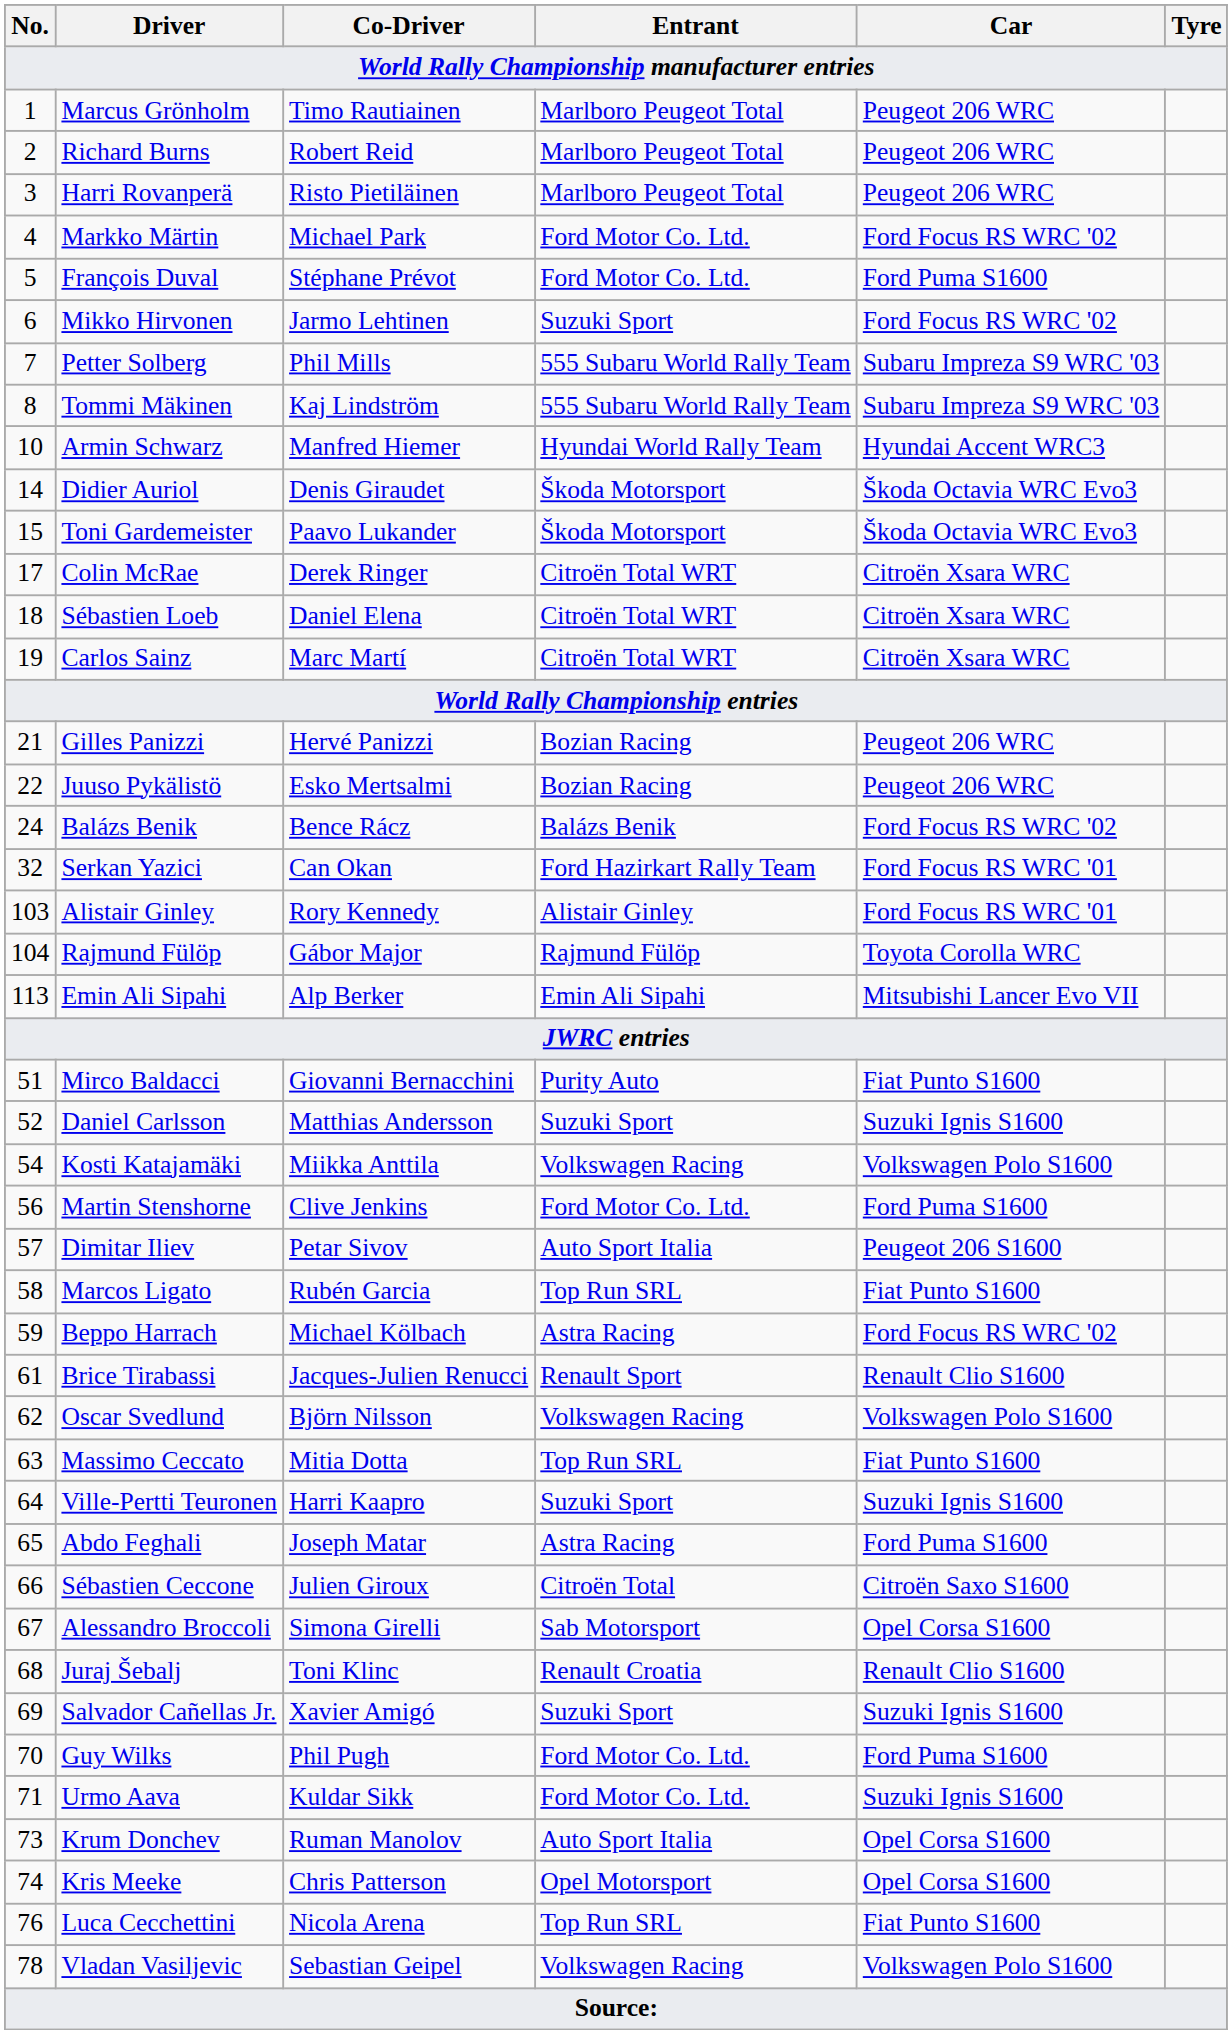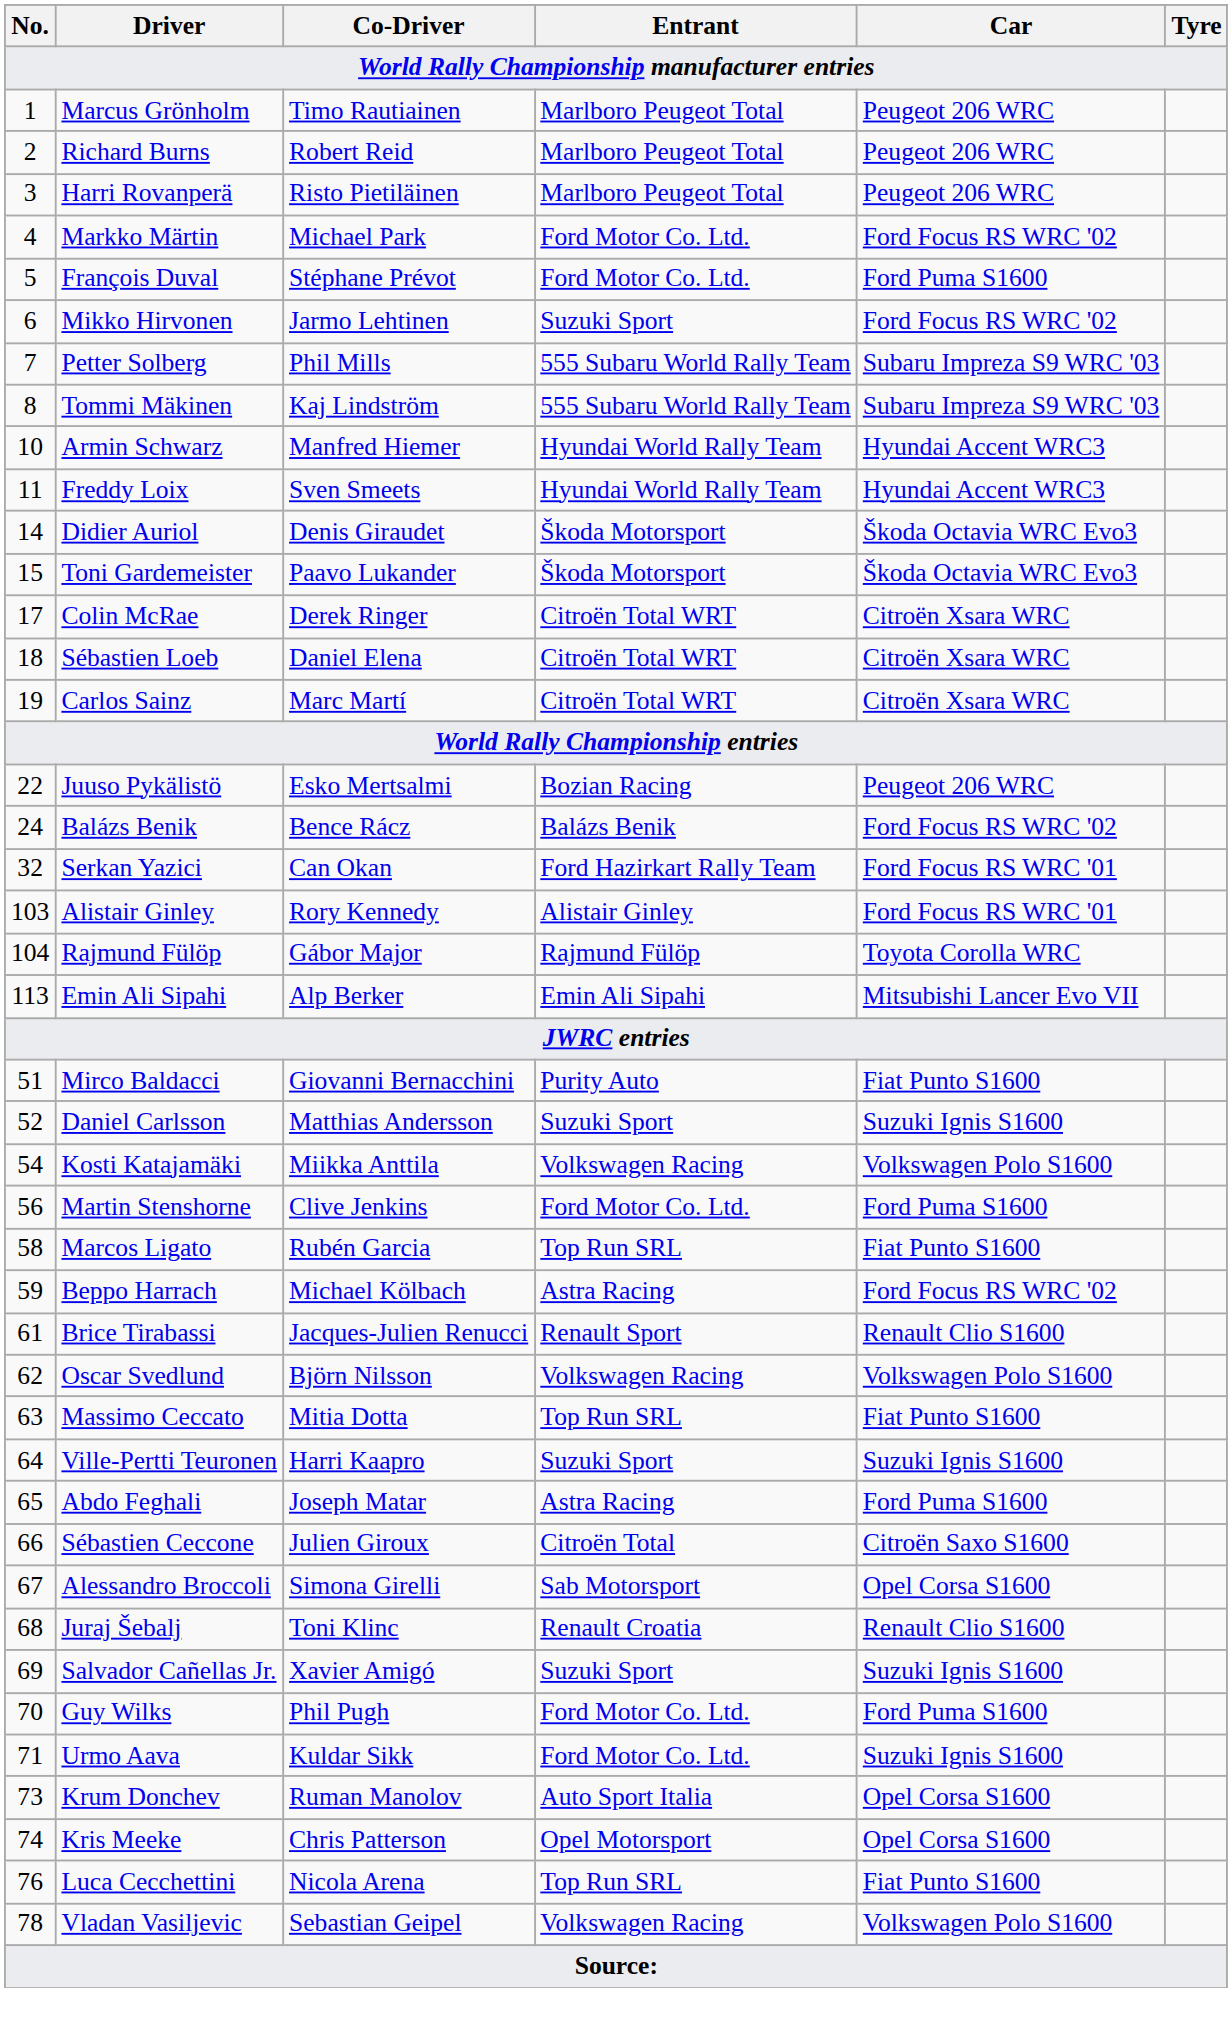+ row: (125, 489)
- row: (133, 742)
- row: (128, 1248)
